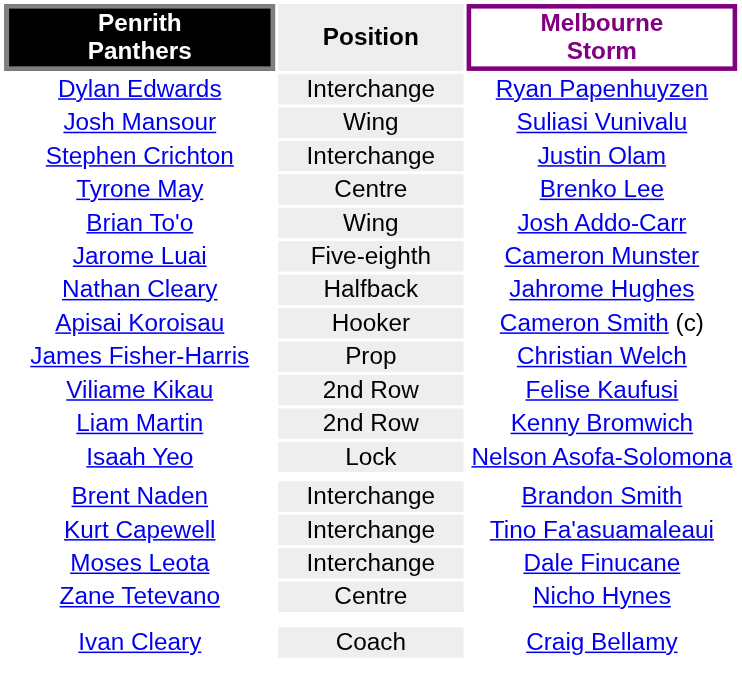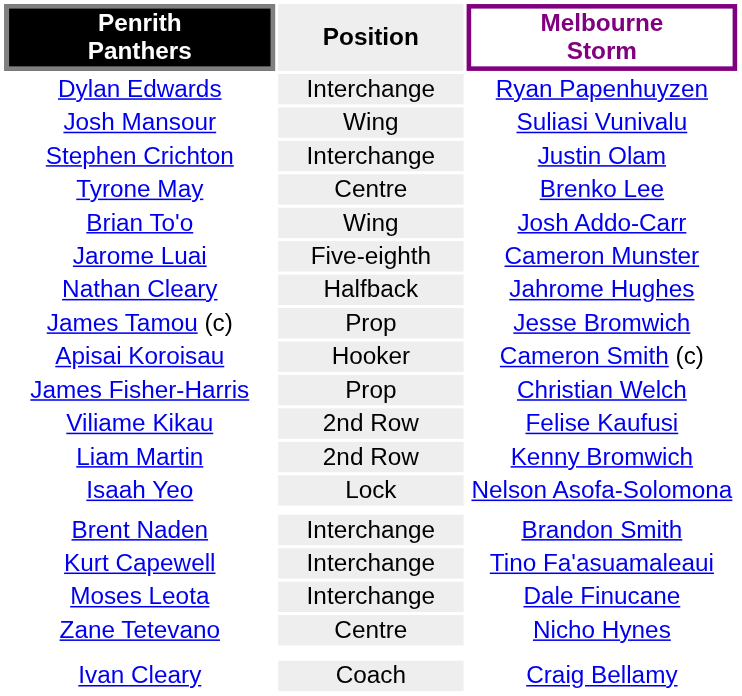+ row: (140, 322)
